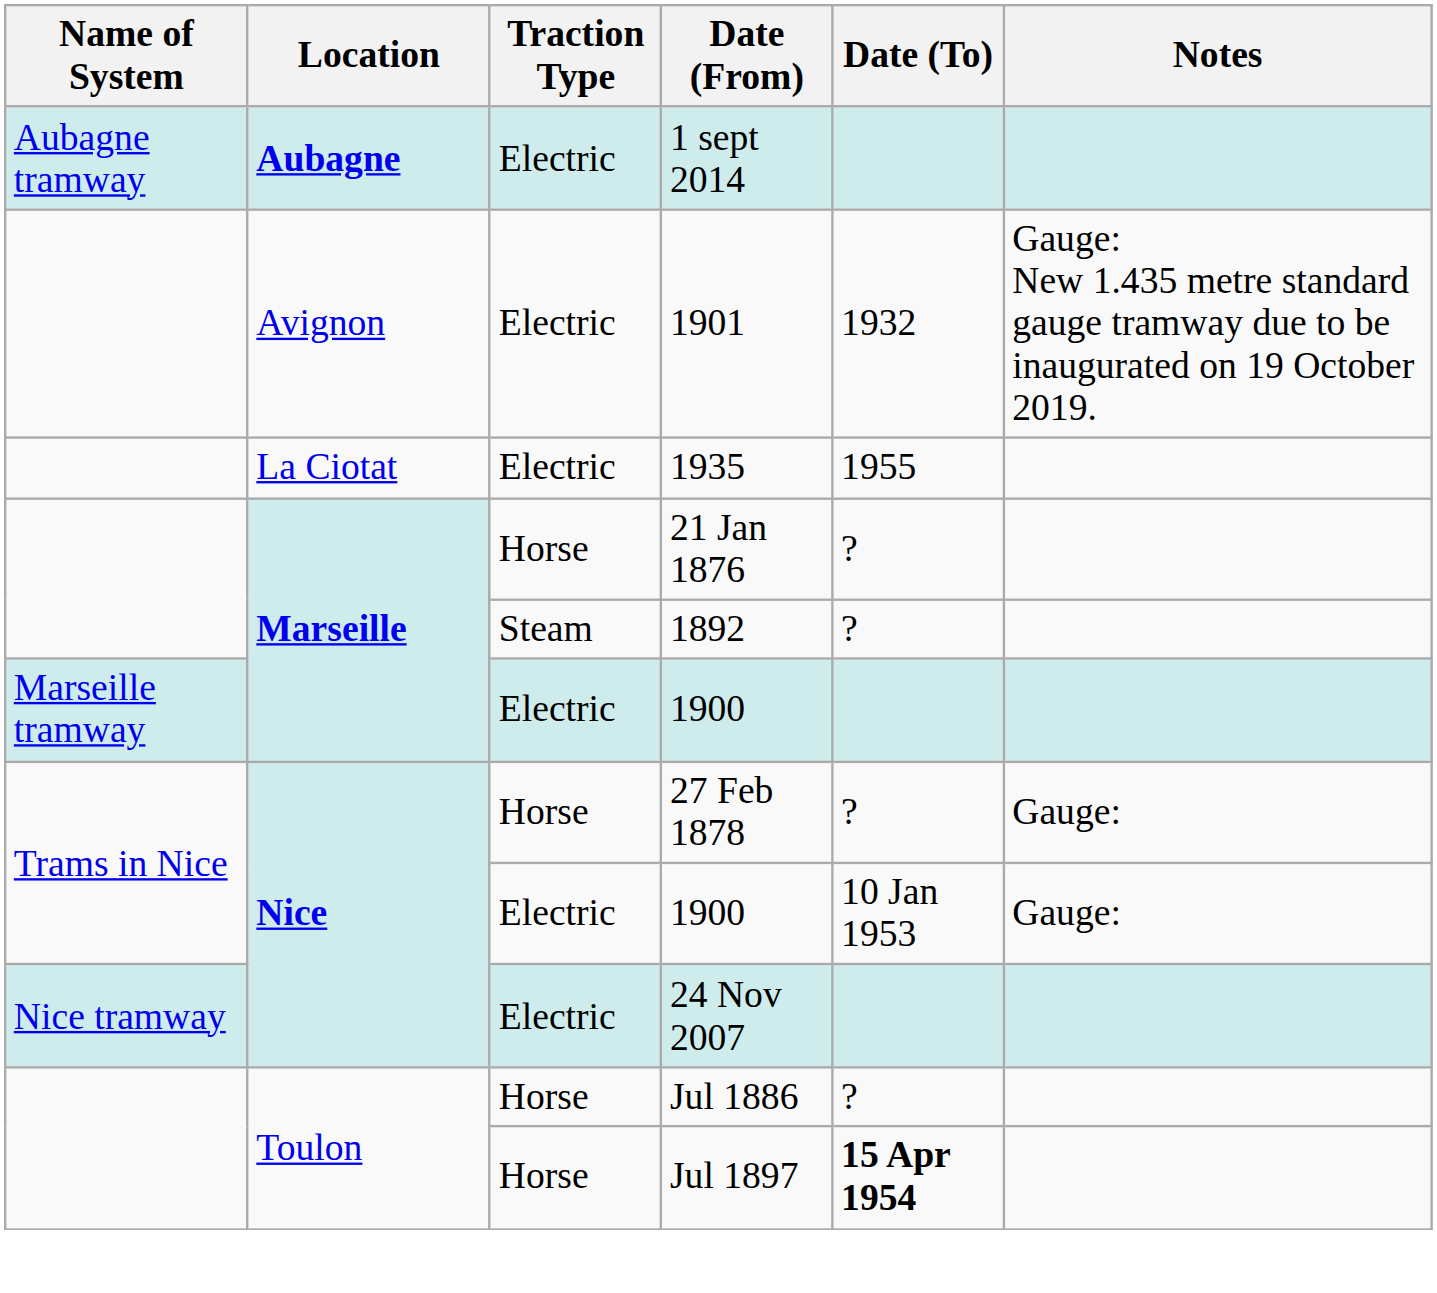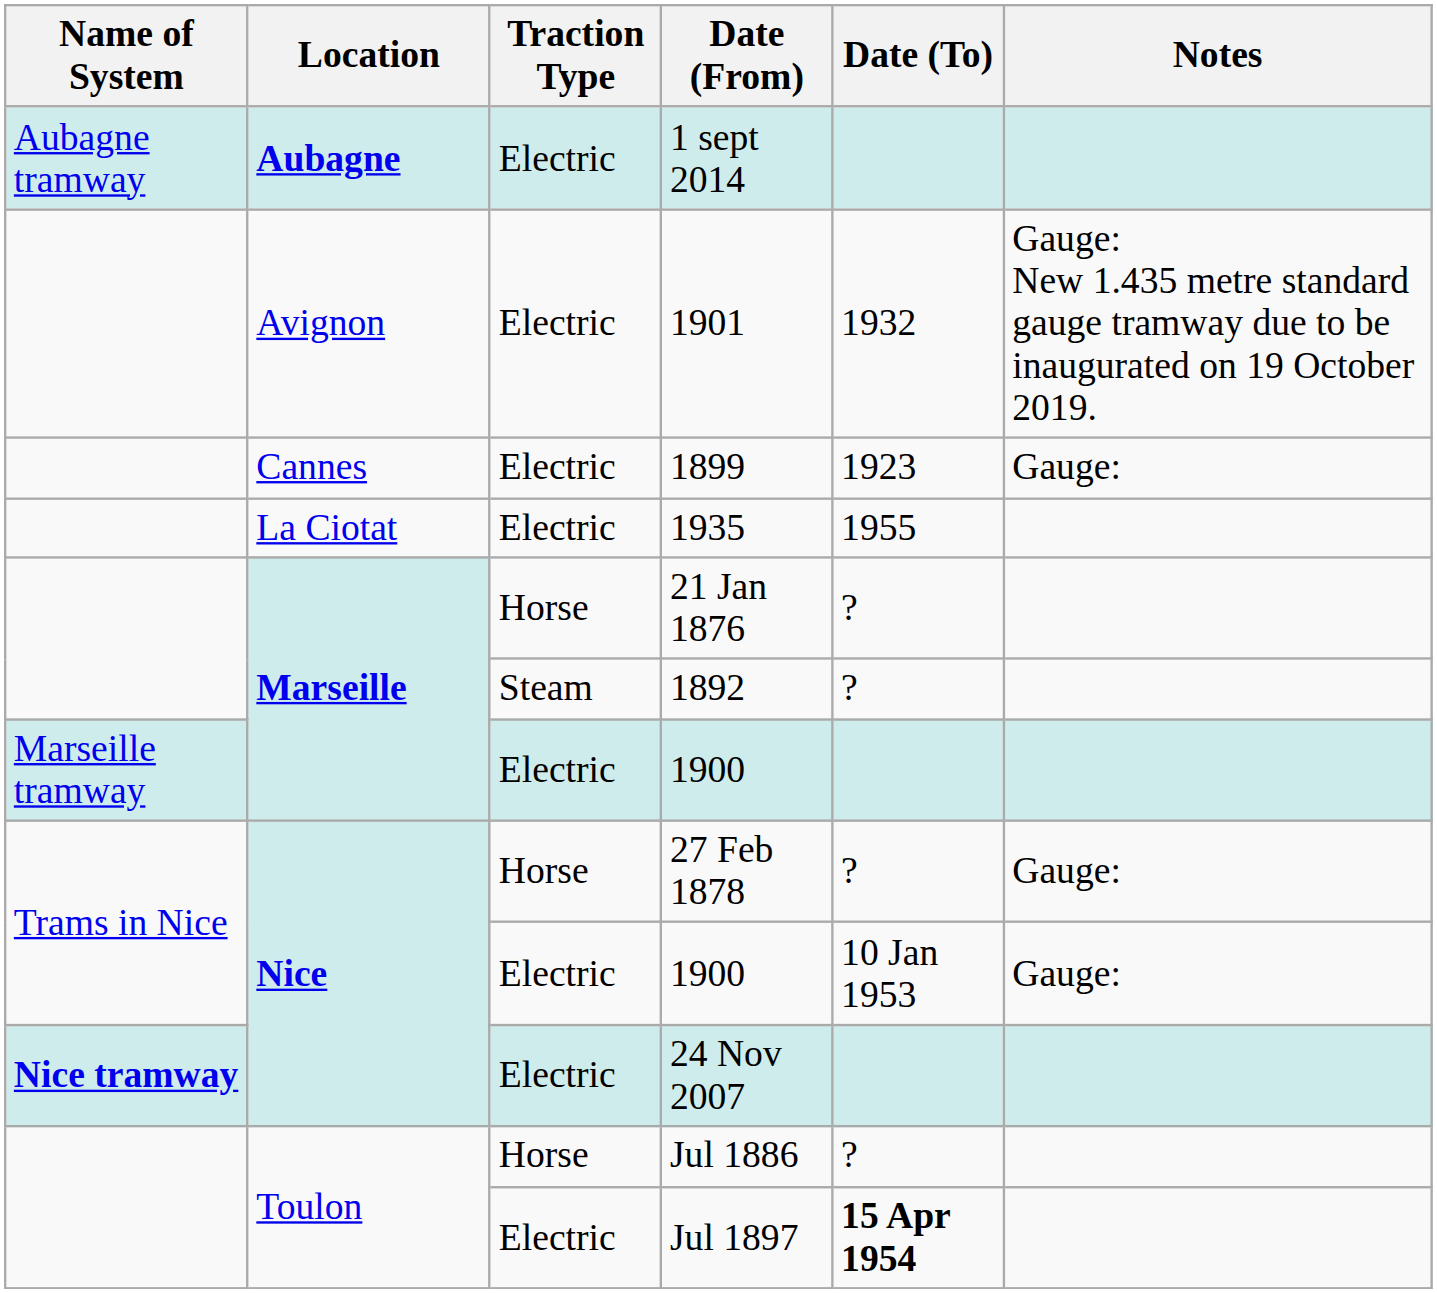+ row: (312, 467)
(120, 1015) normal -> (126, 1074) bold
(544, 1176) Horse -> (557, 1236) Electric
